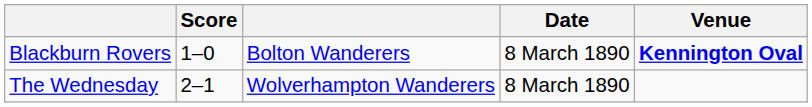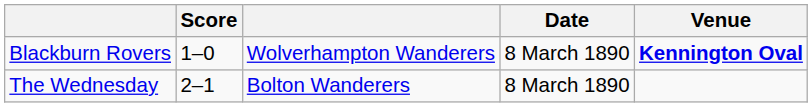(328, 53) Bolton Wanderers -> (371, 53) Wolverhampton Wanderers
(371, 85) Wolverhampton Wanderers -> (328, 85) Bolton Wanderers
